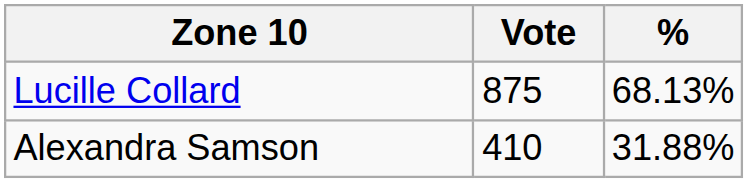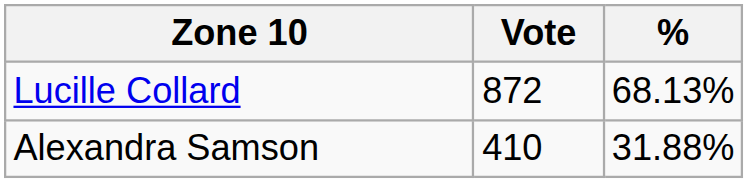(512, 90) 875 -> (512, 90) 872
